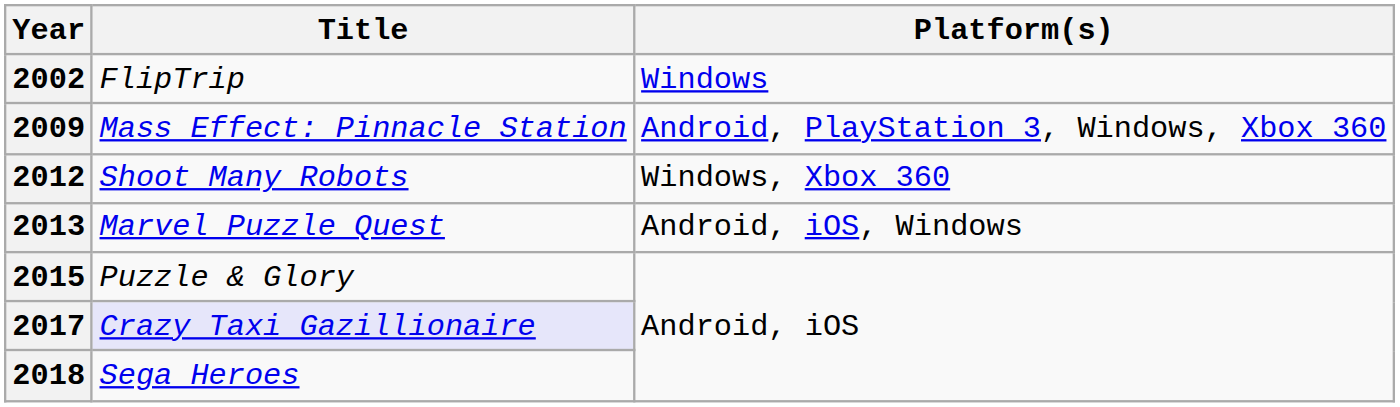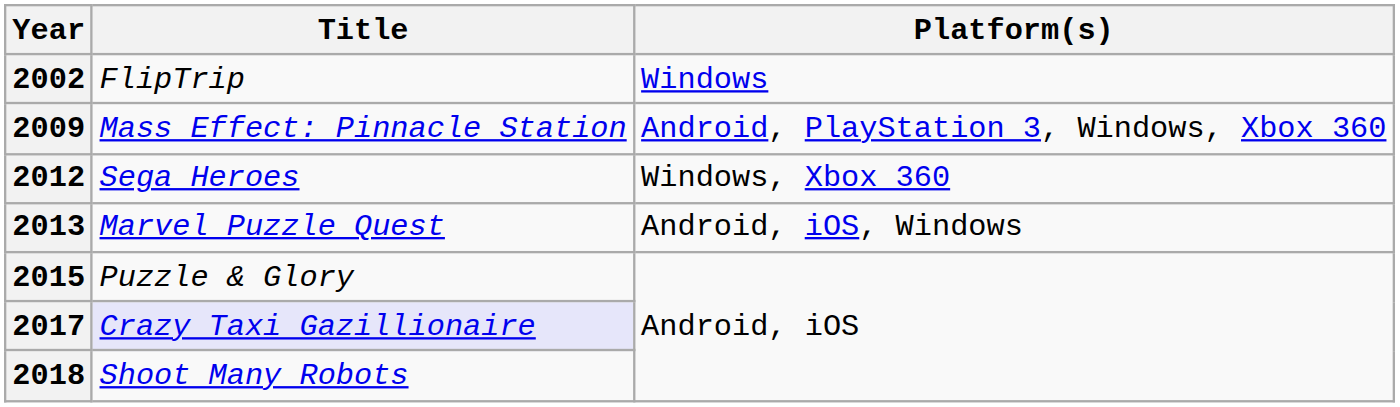(254, 178) Shoot Many Robots -> (200, 178) Sega Heroes
(200, 375) Sega Heroes -> (254, 375) Shoot Many Robots
